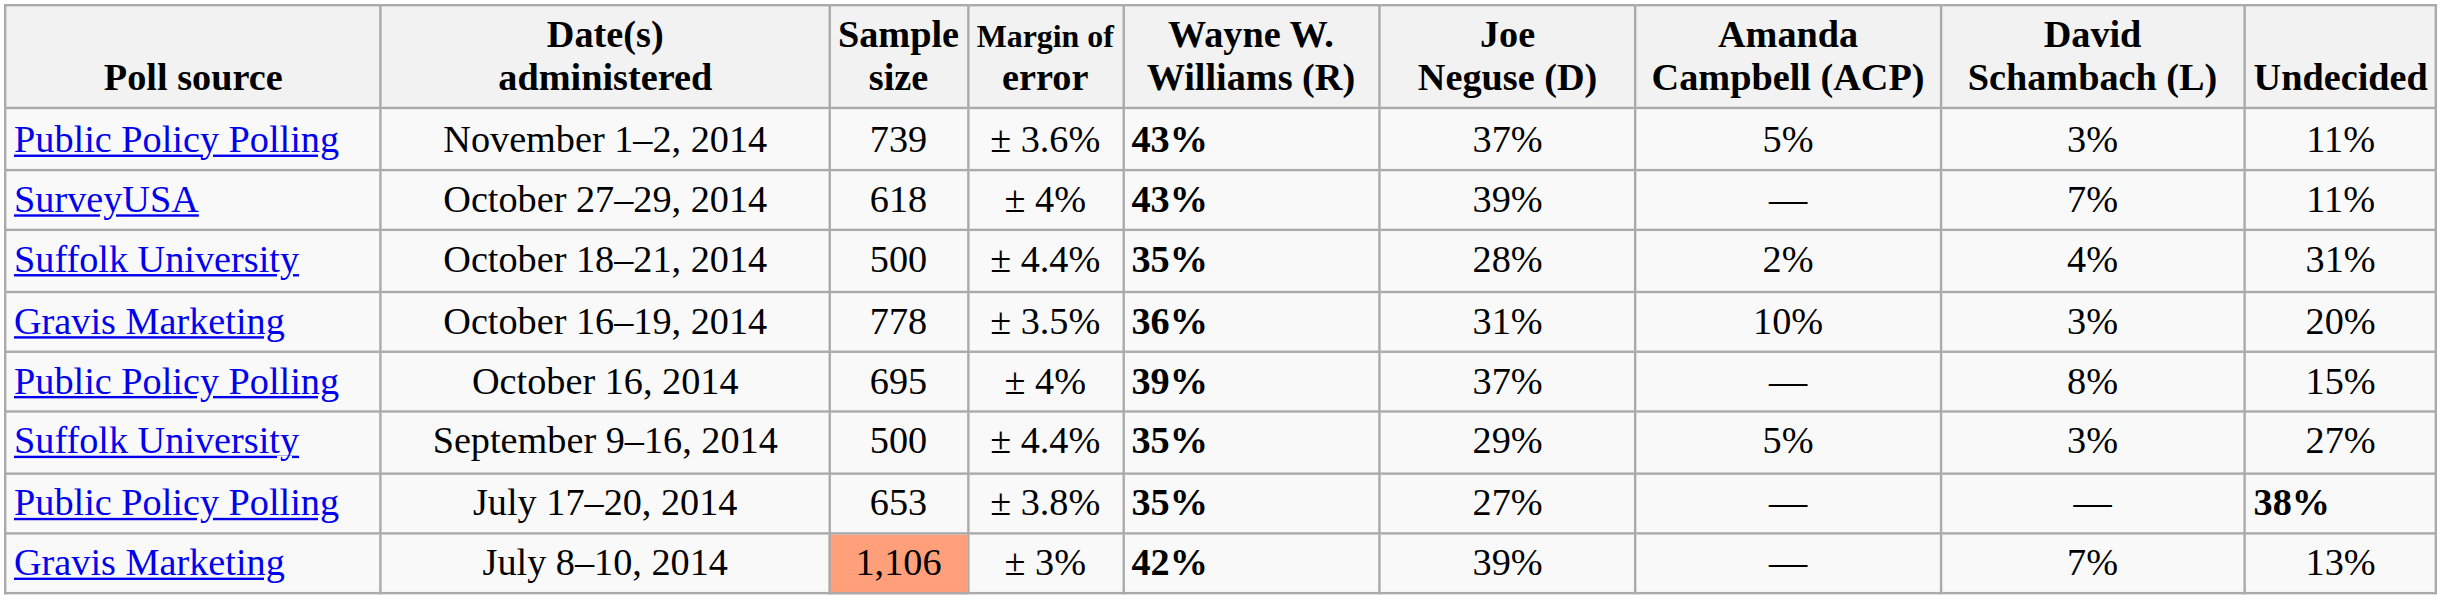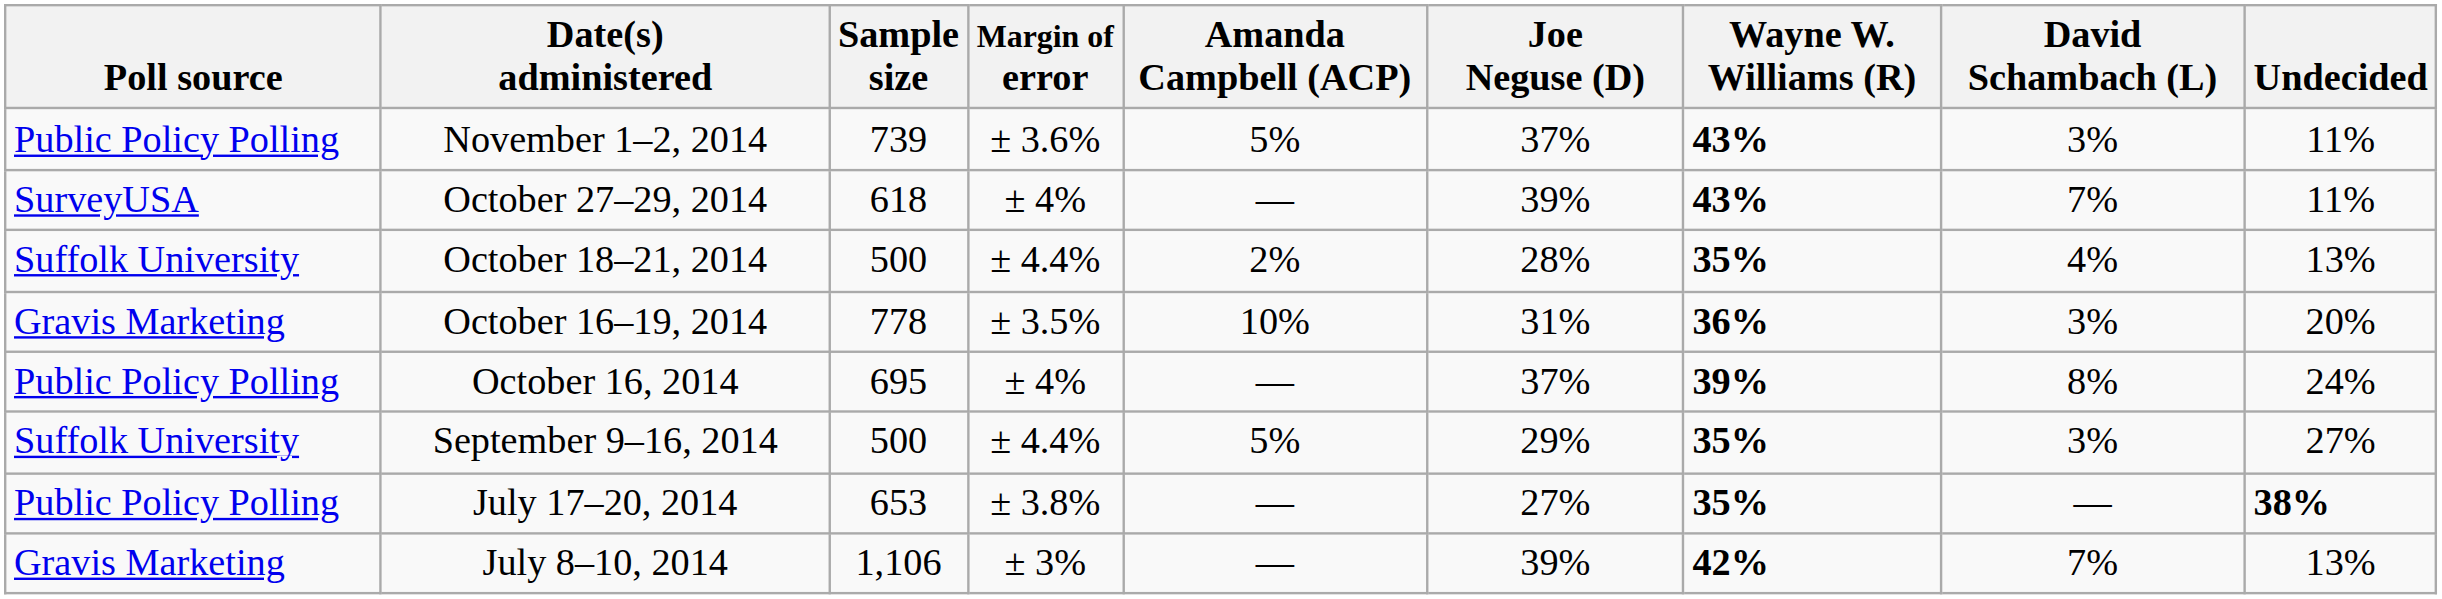columns swapped: (1251, 56) <-> (1788, 56)
(2341, 259) 31% -> (2341, 259) 13%
(2341, 381) 15% -> (2341, 381) 24%
(898, 563) lightsalmon background -> (898, 563) no background
